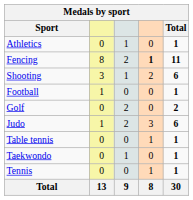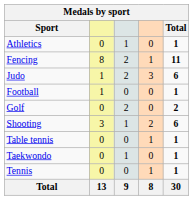(151, 60) bold -> (151, 60) normal
rows swapped: (16, 124) <-> (24, 76)
